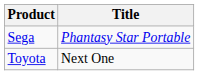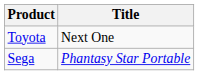rows swapped: (21, 37) <-> (27, 59)
